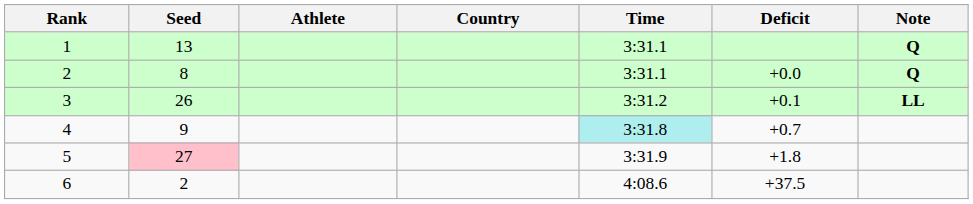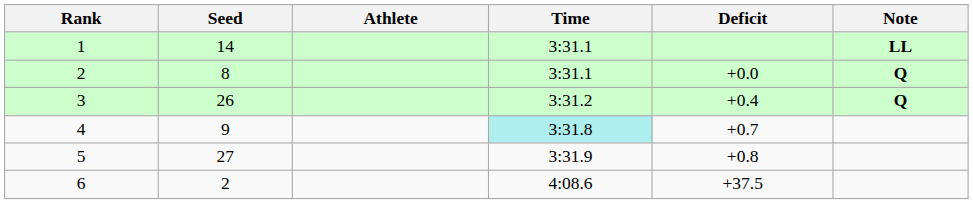- column: (488, 18)
(184, 45) 13 -> (225, 45) 14
(913, 45) Q -> (900, 45) LL
(785, 101) +0.1 -> (743, 101) +0.4
(913, 101) LL -> (900, 101) Q
(184, 156) pink background -> (225, 156) no background
(785, 156) +1.8 -> (743, 156) +0.8
